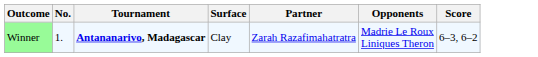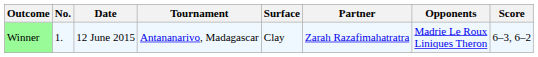+ column: (106, 12)
(141, 37) bold -> (199, 37) normal
